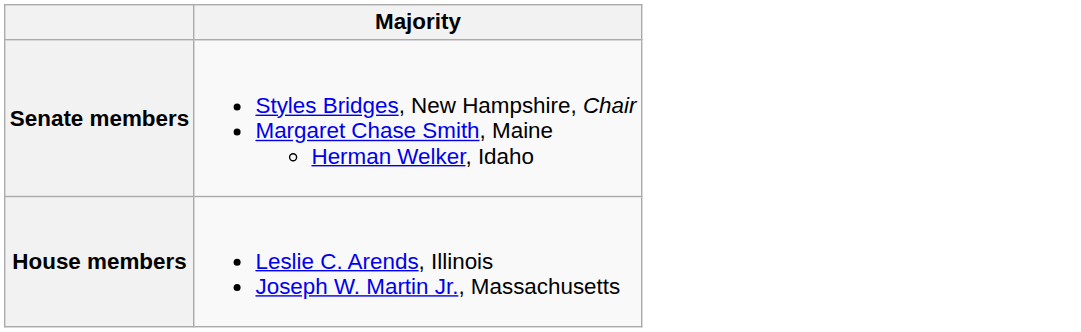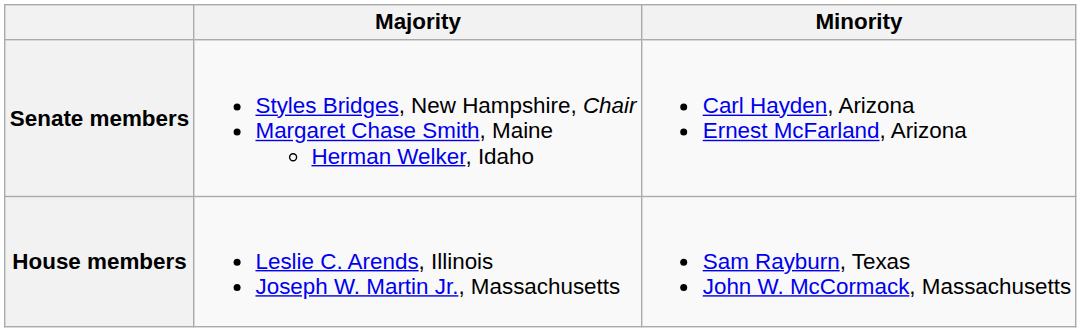+ column: (859, 22)
